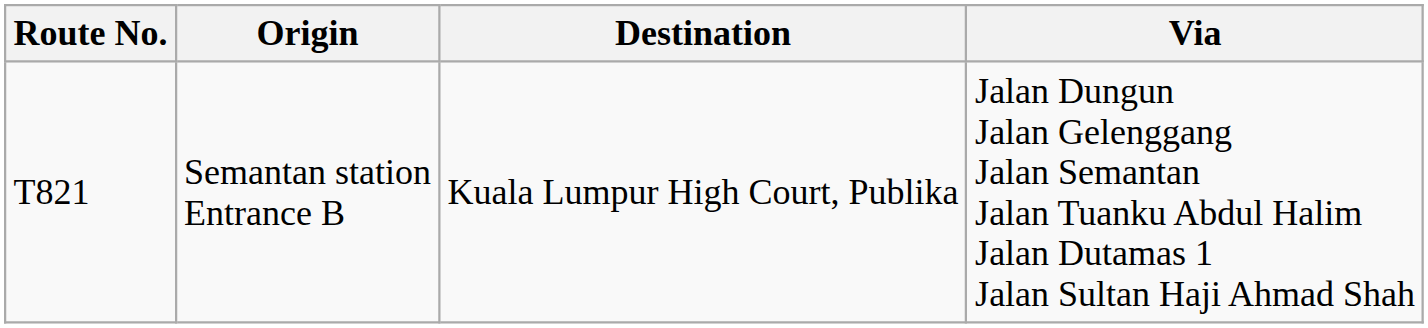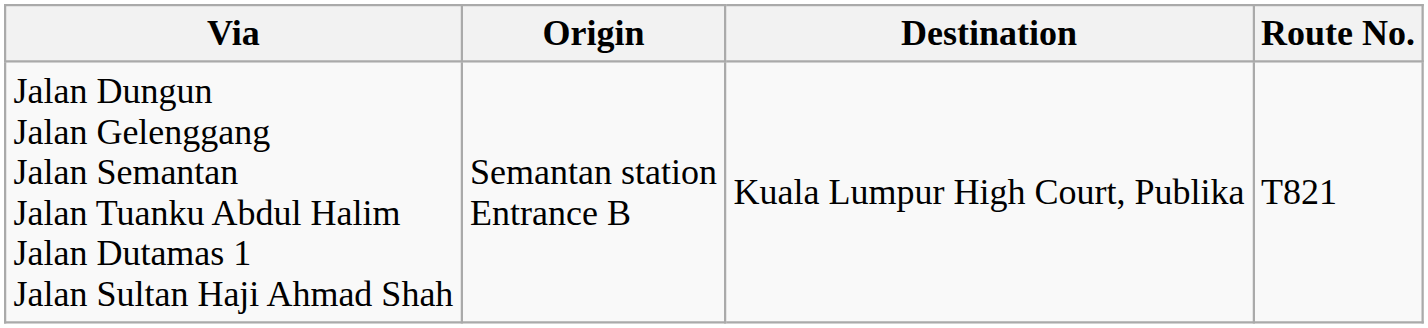columns swapped: (90, 33) <-> (1195, 33)
